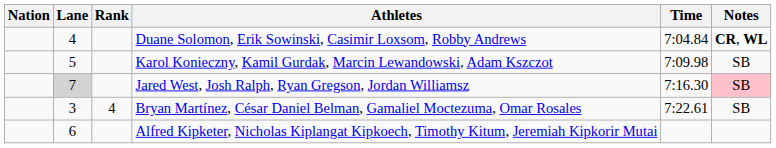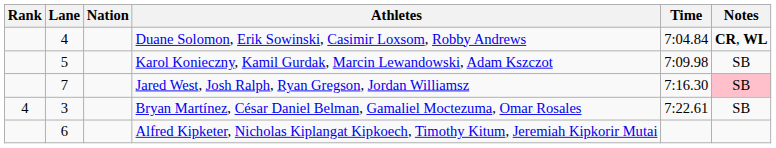columns swapped: (112, 16) <-> (29, 16)
(72, 85) lightgrey background -> (64, 85) no background
